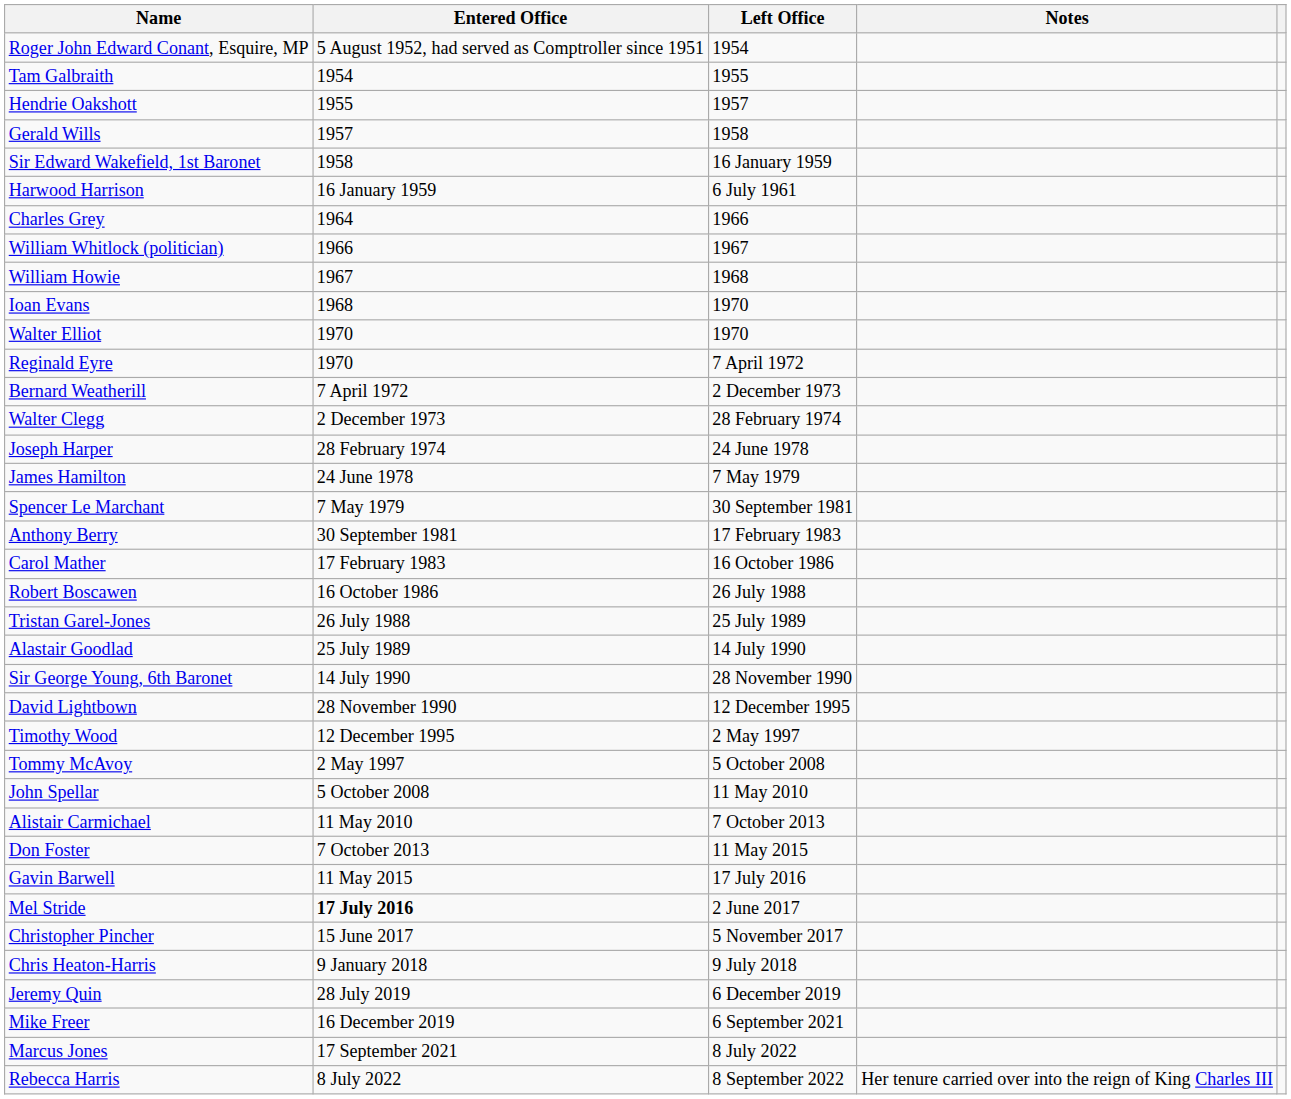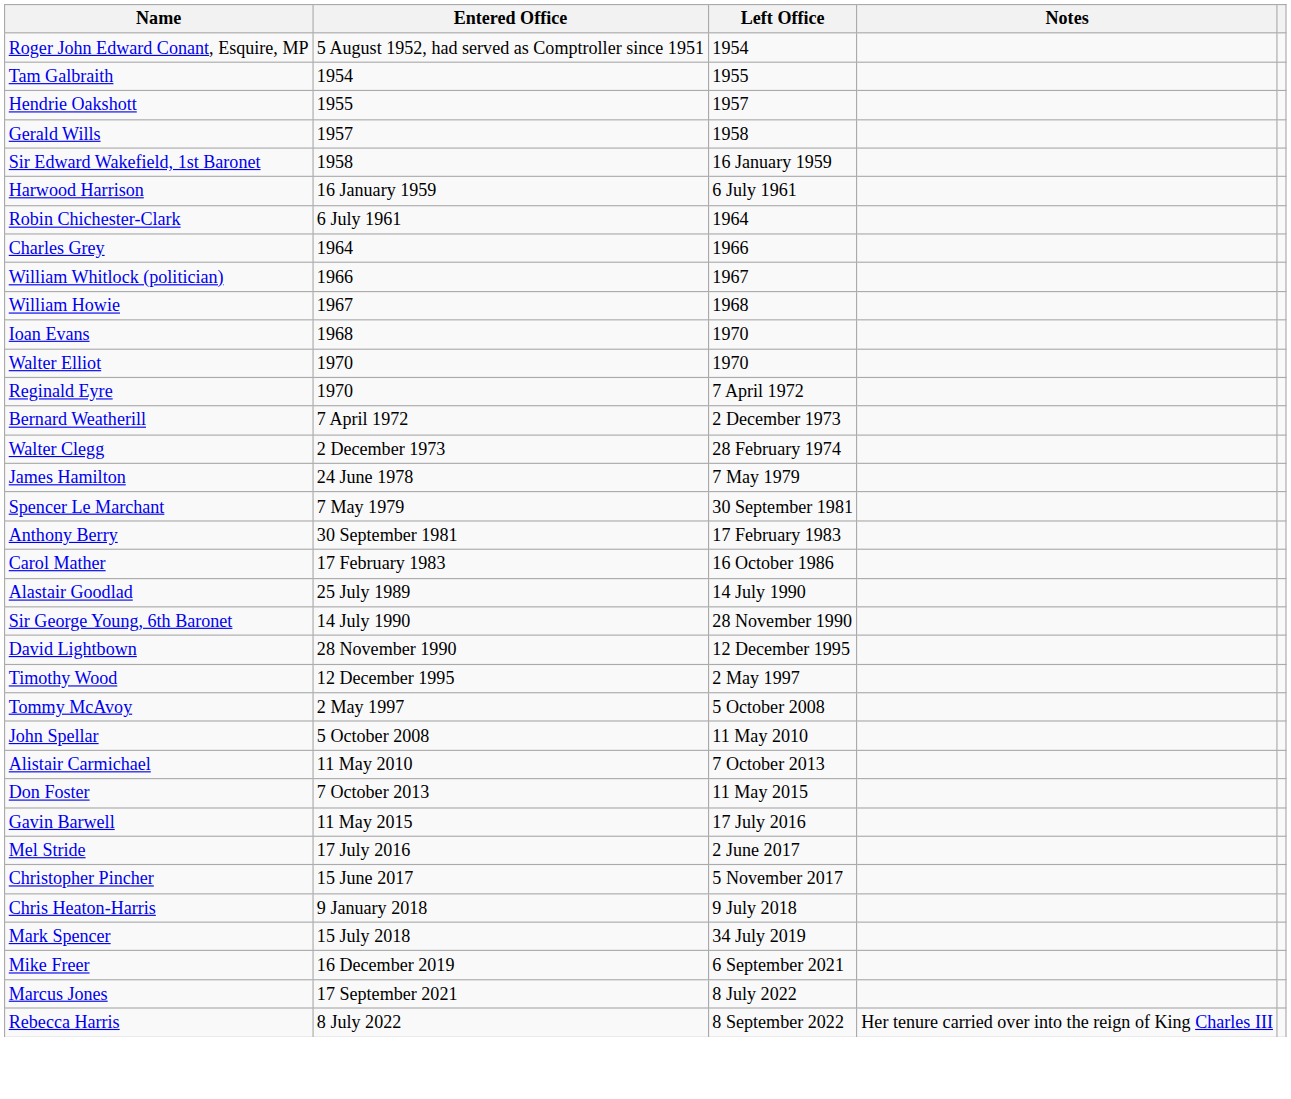+ row: (95, 219)
- row: (61, 448)
- row: (73, 592)
- row: (79, 620)
(365, 907) bold -> (364, 850) normal
+ row: (60, 936)
- row: (55, 993)
